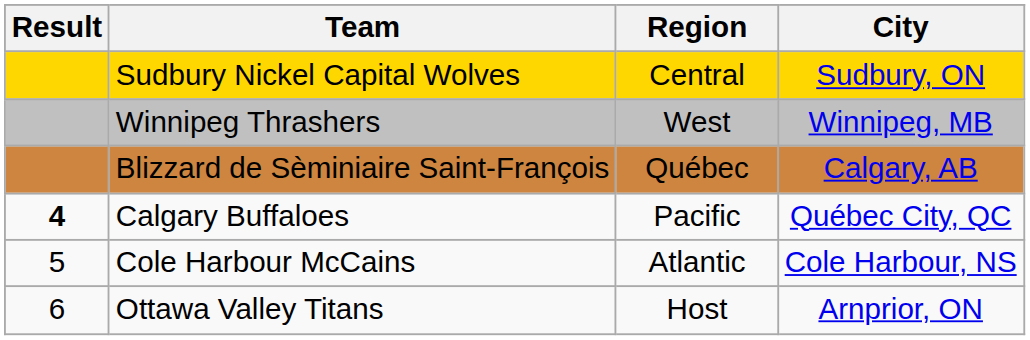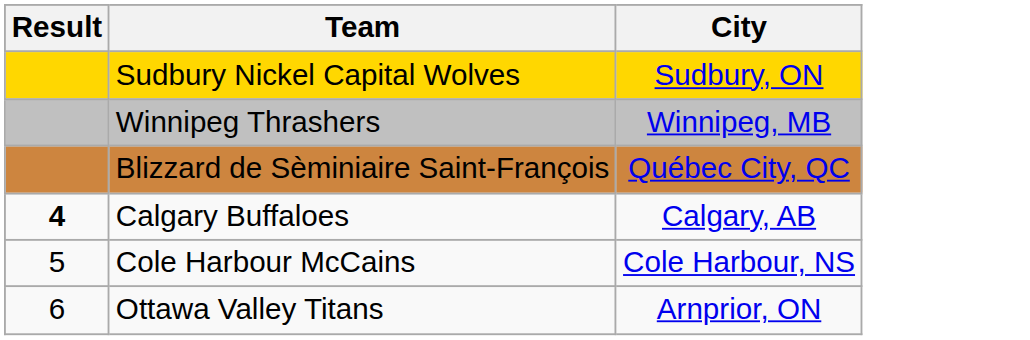- column: (697, 27)
(901, 168) Calgary, AB -> (739, 168) Québec City, QC
(901, 215) Québec City, QC -> (739, 215) Calgary, AB
